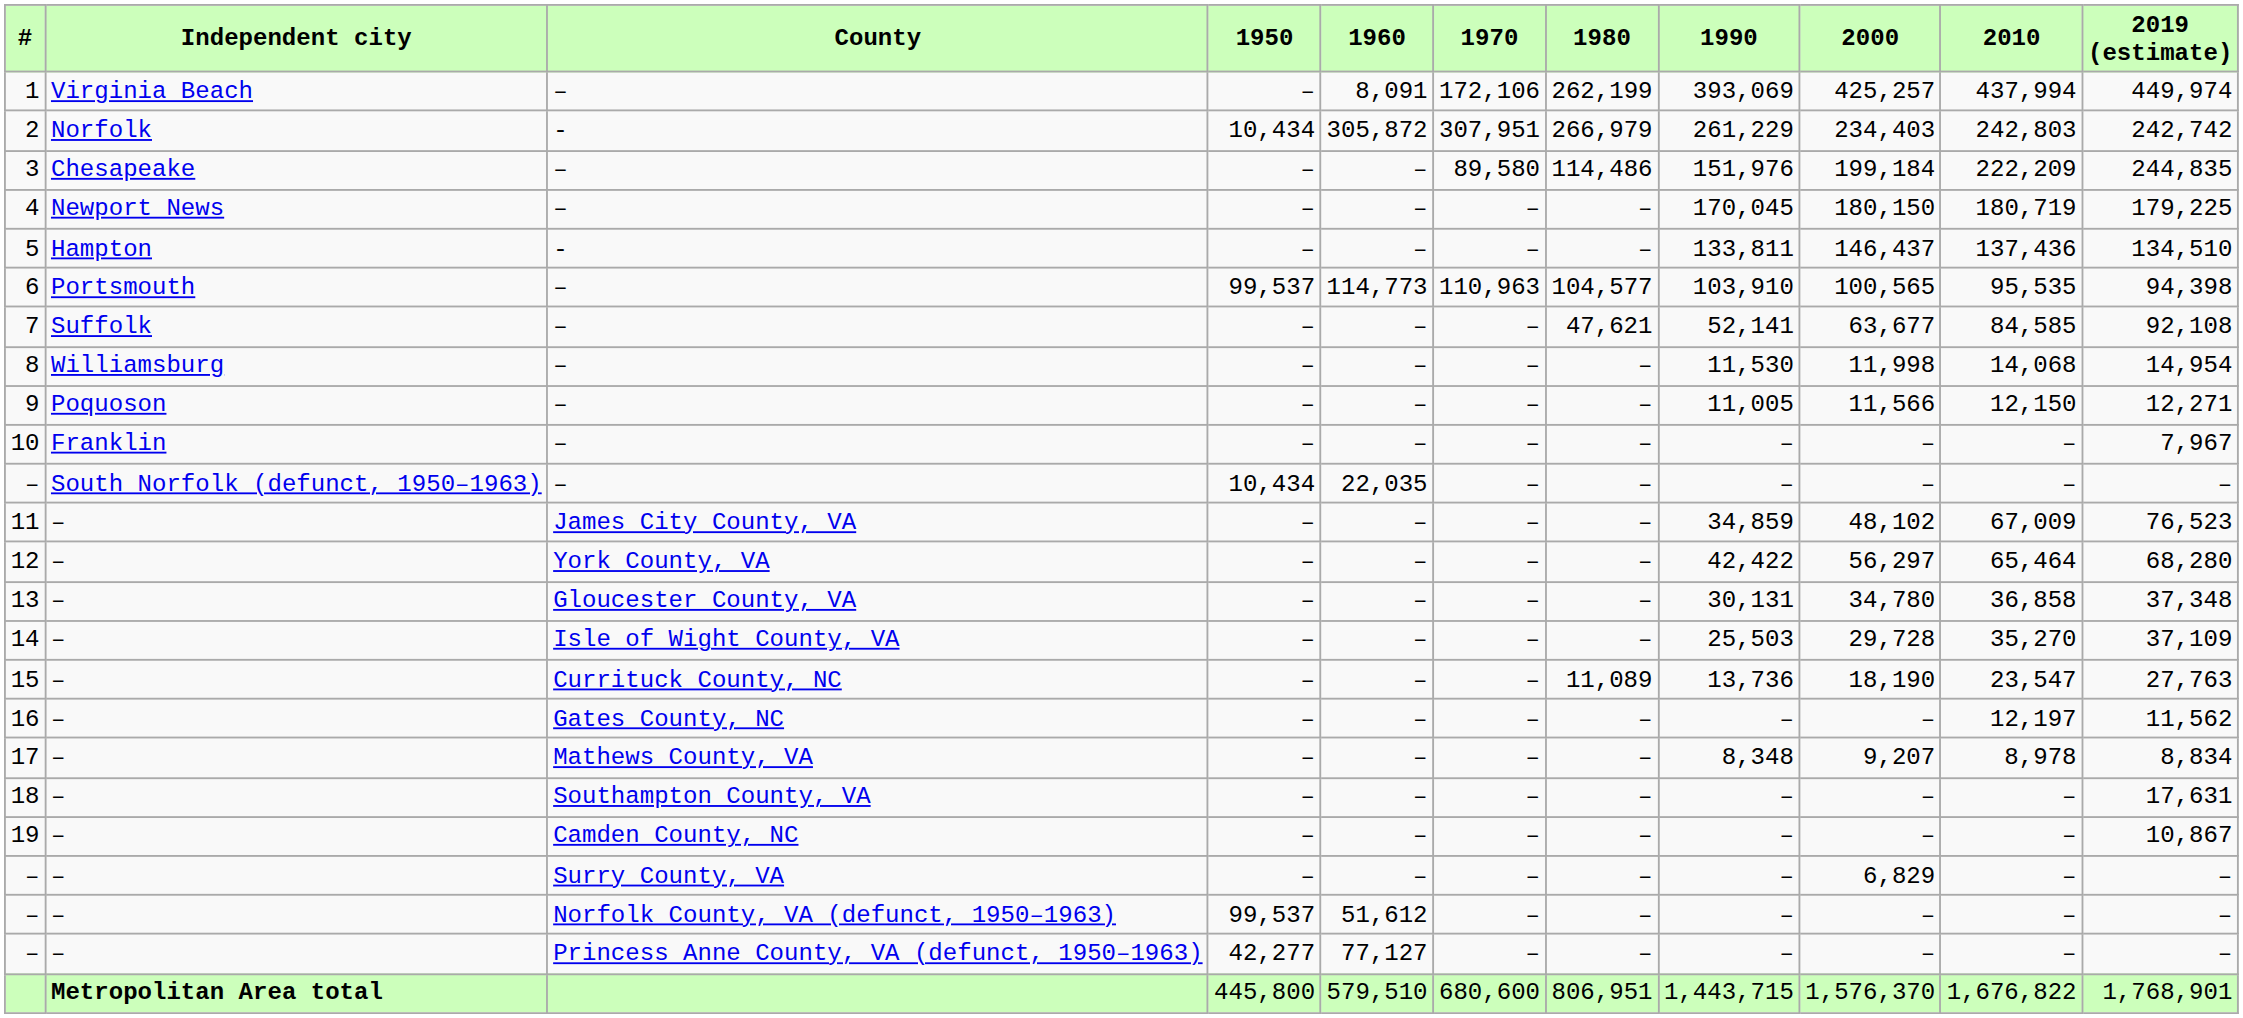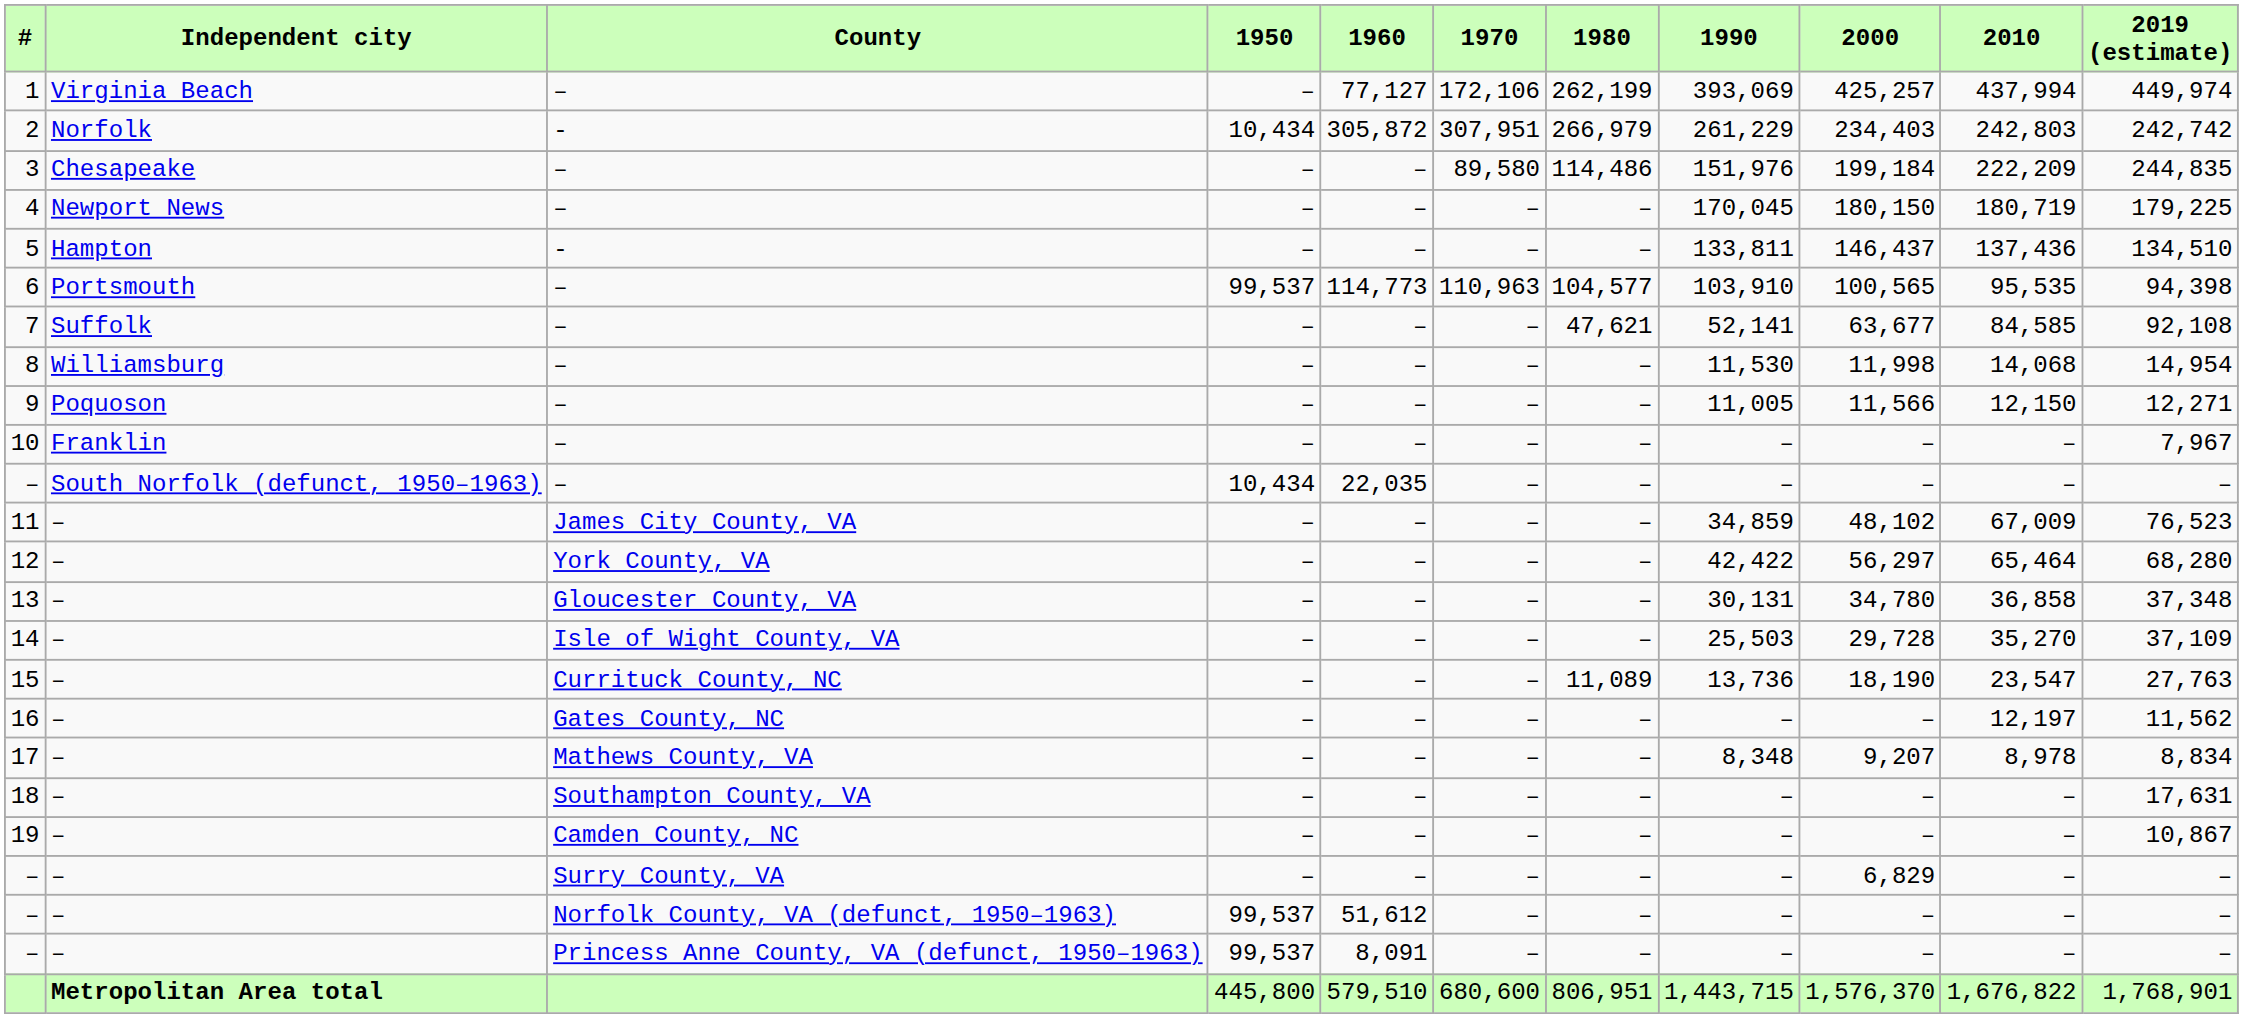(1391, 91) 8,091 -> (1384, 91) 77,127
(1272, 954) 42,277 -> (1272, 954) 99,537
(1384, 954) 77,127 -> (1391, 954) 8,091
